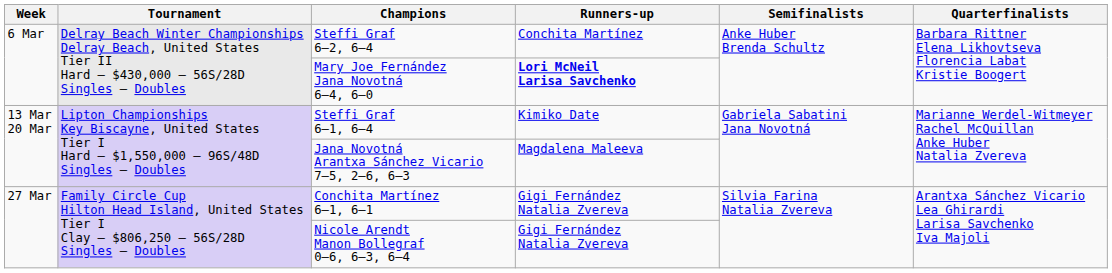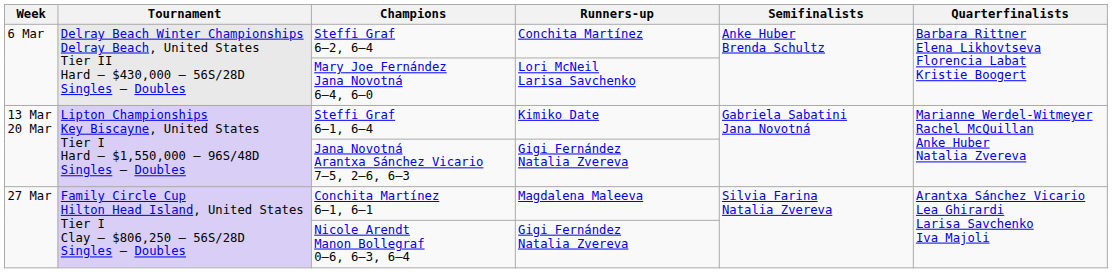(577, 75) bold -> (577, 75) normal
(581, 149) Magdalena Maleeva -> (573, 156) Gigi Fernández Natalia Zvereva
(573, 203) Gigi Fernández Natalia Zvereva -> (581, 197) Magdalena Maleeva
